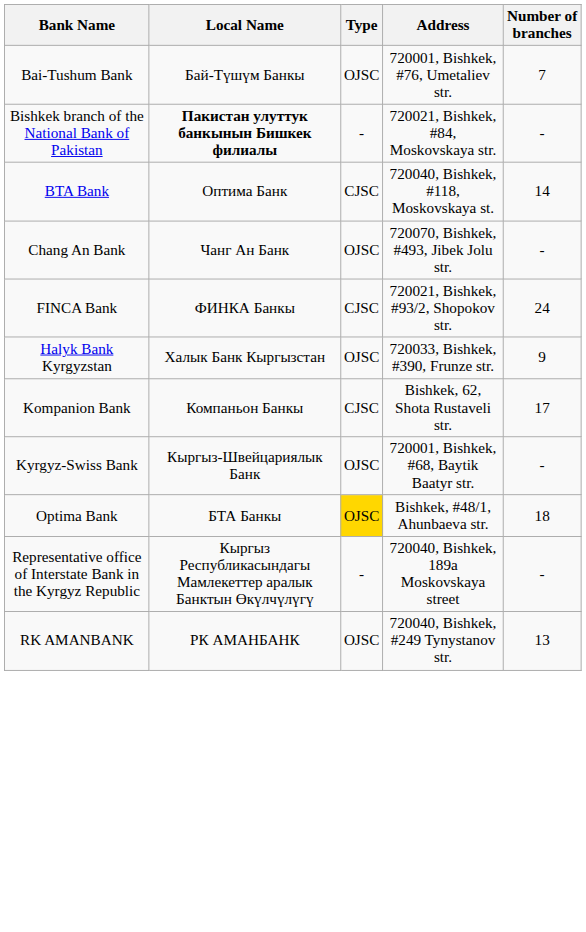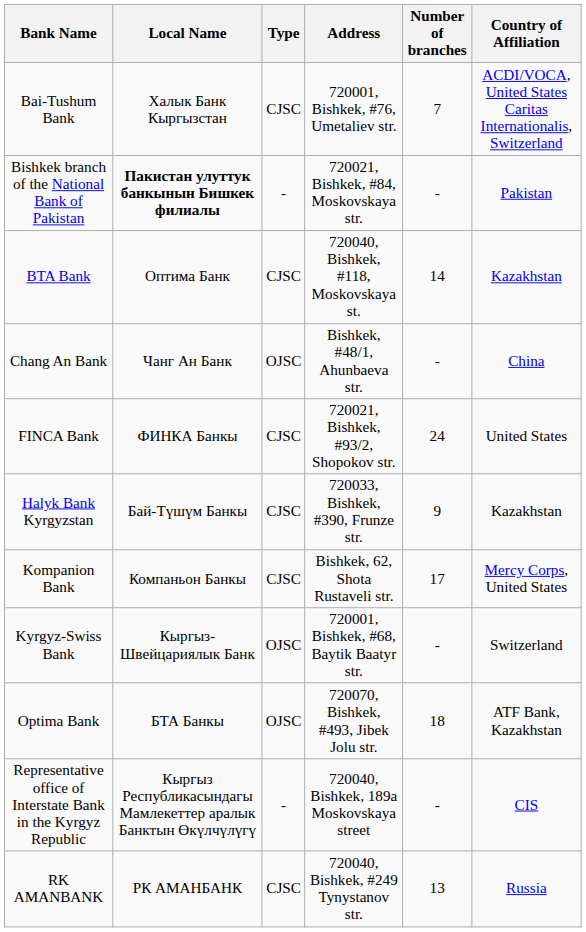+ column: (526, 33)
(245, 74) Бай-Түшүм Банкы -> (187, 109) Халык Банк Кыргызстан
(362, 74) OJSC -> (284, 109) CJSC
(443, 249) 720070, Bishkek, #493, Jibek Jolu str. -> (354, 360) Bishkek, #48/1, Ahunbaeva str.
(245, 357) Халык Банк Кыргызстан -> (187, 511) Бай-Түшүм Банкы
(362, 357) OJSC -> (284, 511) CJSC
(362, 515) gold background -> (284, 720) no background
(443, 515) Bishkek, #48/1, Ahunbaeva str. -> (354, 720) 720070, Bishkek, #493, Jibek Jolu str.
(362, 640) OJSC -> (284, 888) CJSC
